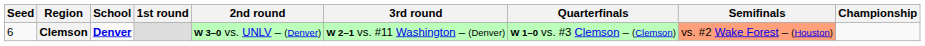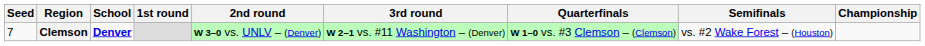(10, 32) 6 -> (10, 32) 7
(757, 32) lightsalmon background -> (757, 32) no background
